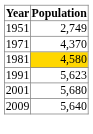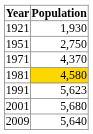+ row: (17, 28)
(73, 28) 2,749 -> (73, 44) 2,750
